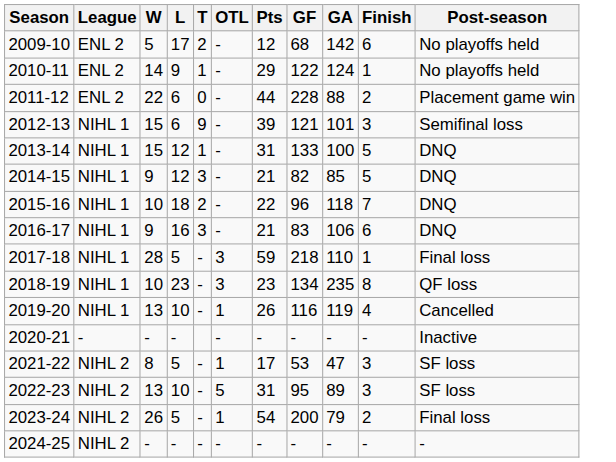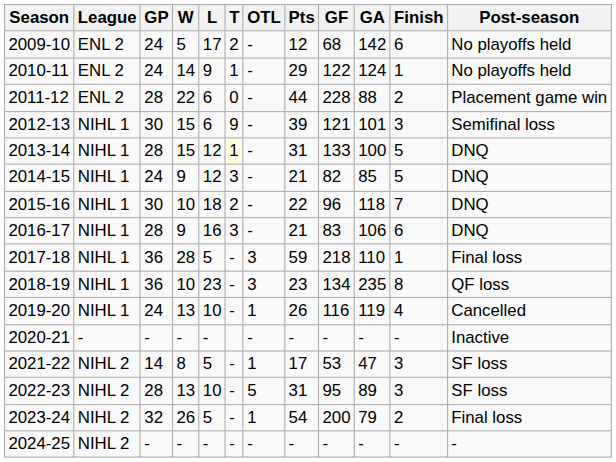+ column: (156, 17)
(202, 151) no background -> (234, 151) lightyellow background
